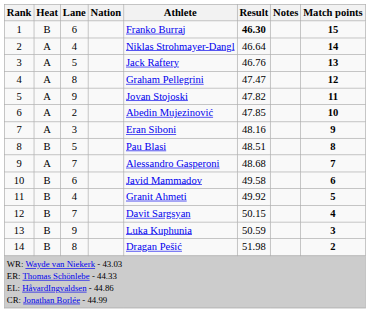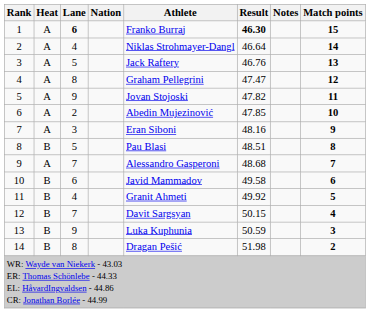(47, 29) B -> (47, 29) A
(74, 29) normal -> (74, 29) bold
